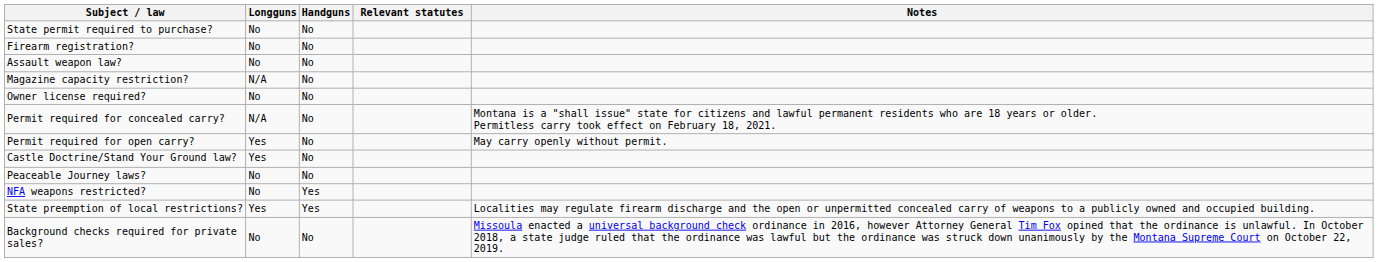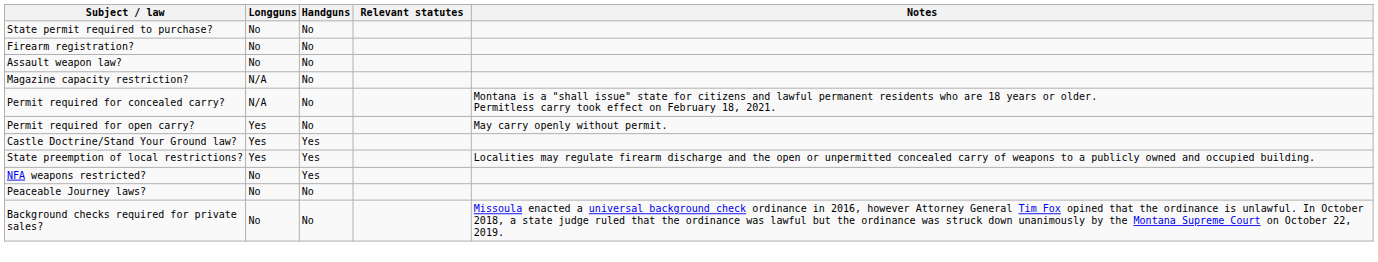- row: (77, 97)
(308, 159) No -> (311, 142) Yes
rows swapped: (125, 209) <-> (77, 175)
